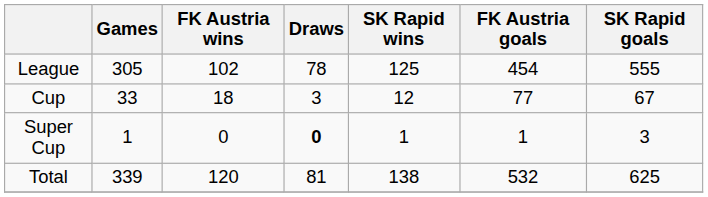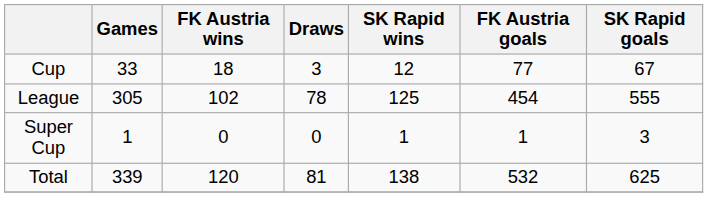rows swapped: (48, 68) <-> (48, 98)
(316, 137) bold -> (316, 137) normal
